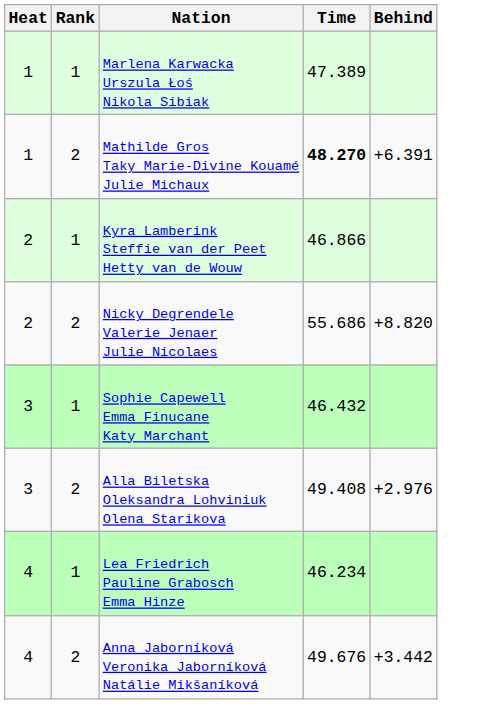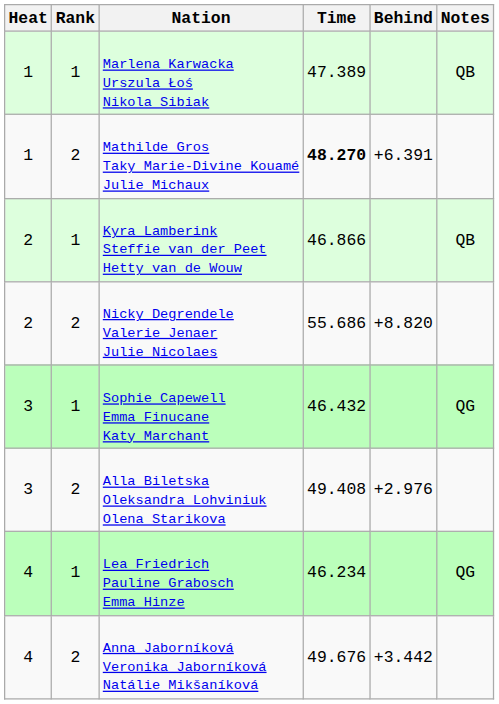+ column: (465, 18)
